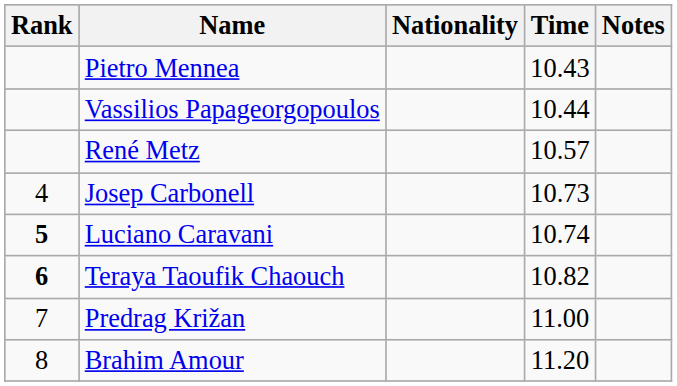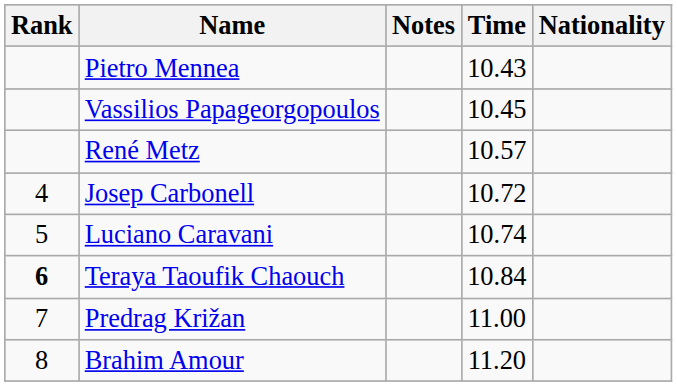columns swapped: (455, 25) <-> (633, 25)
(560, 109) 10.44 -> (497, 109) 10.45
(560, 192) 10.73 -> (497, 192) 10.72
(42, 234) bold -> (42, 234) normal
(560, 276) 10.82 -> (497, 276) 10.84
